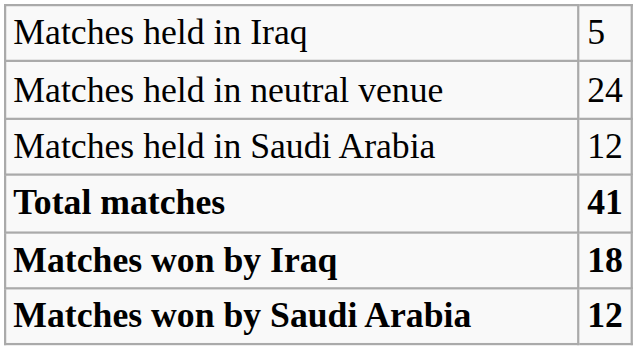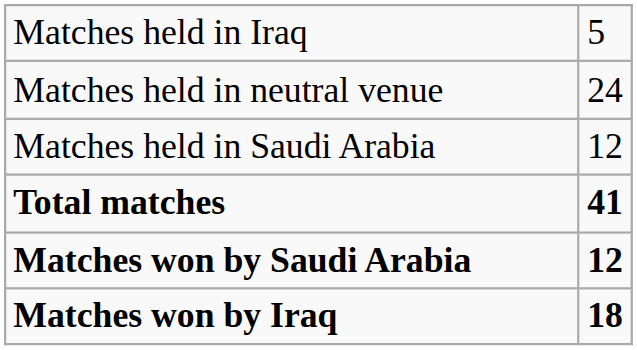rows swapped: (175, 259) <-> (242, 315)
